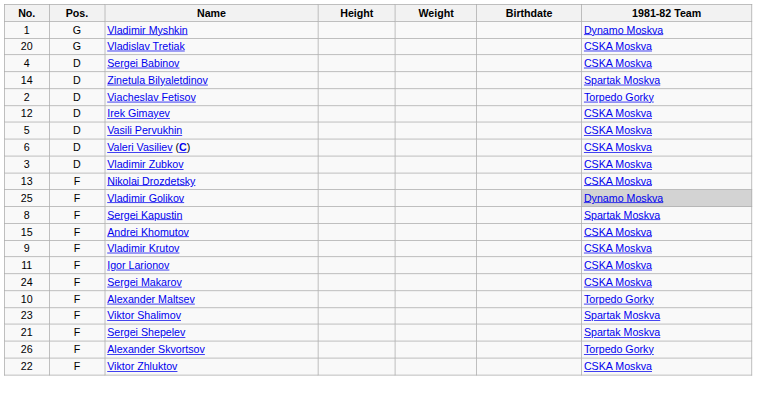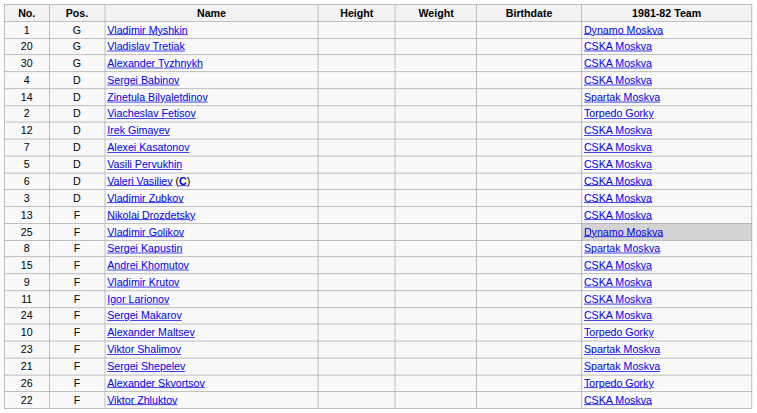+ row: (155, 64)
+ row: (148, 148)
